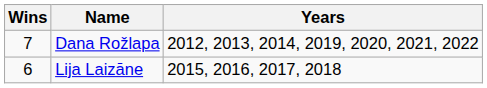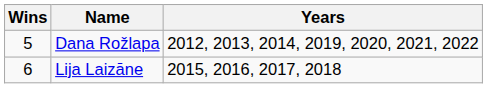(28, 43) 7 -> (28, 43) 5
